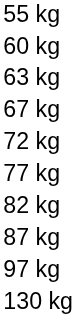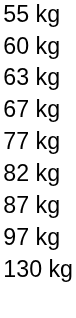- row: (32, 141)
